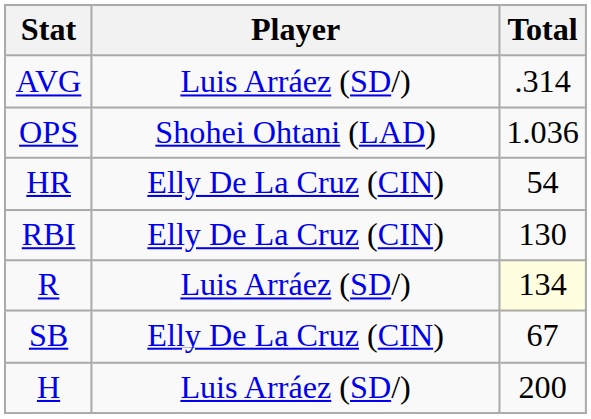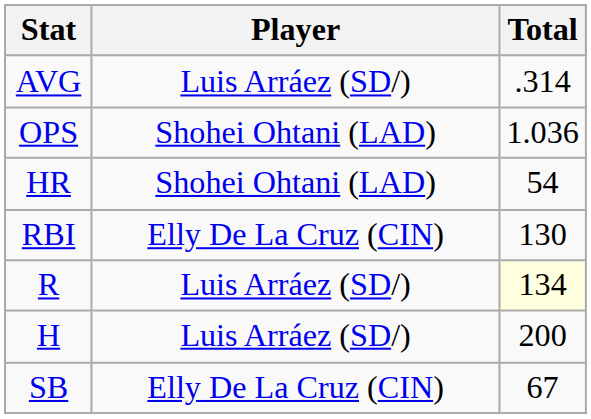(296, 183) Elly De La Cruz (CIN) -> (296, 183) Shohei Ohtani (LAD)
rows swapped: (49, 387) <-> (49, 336)
